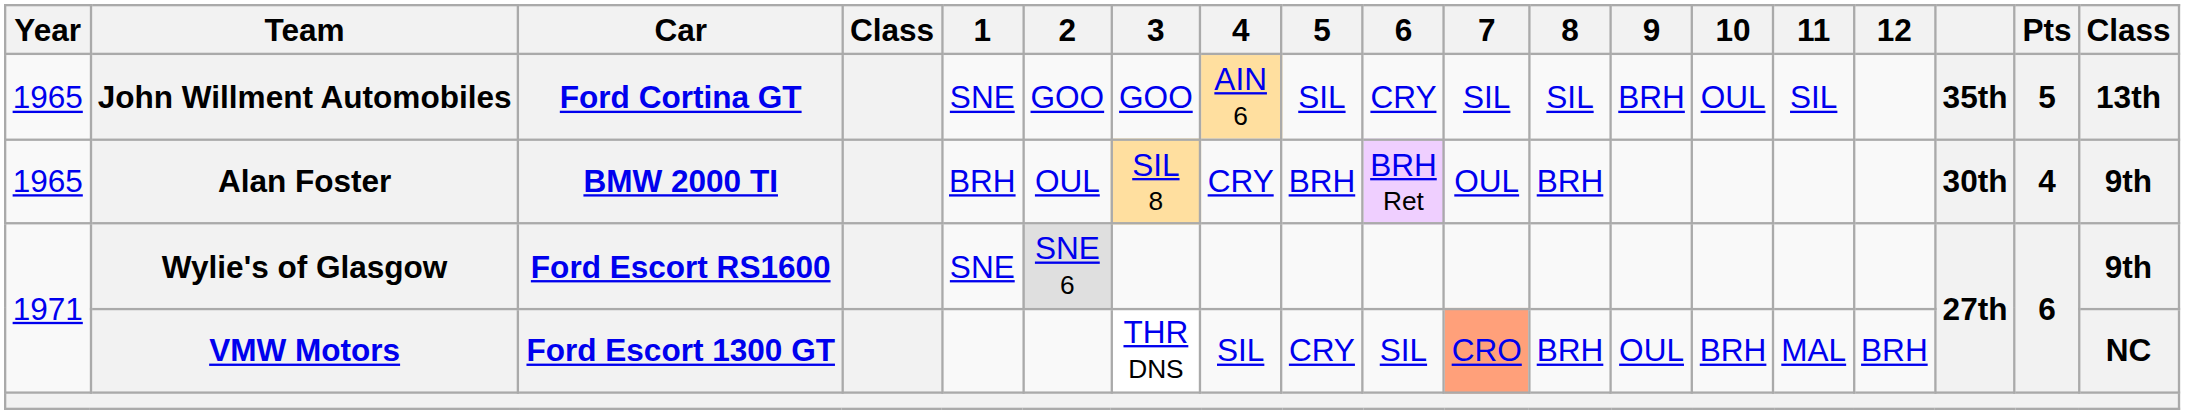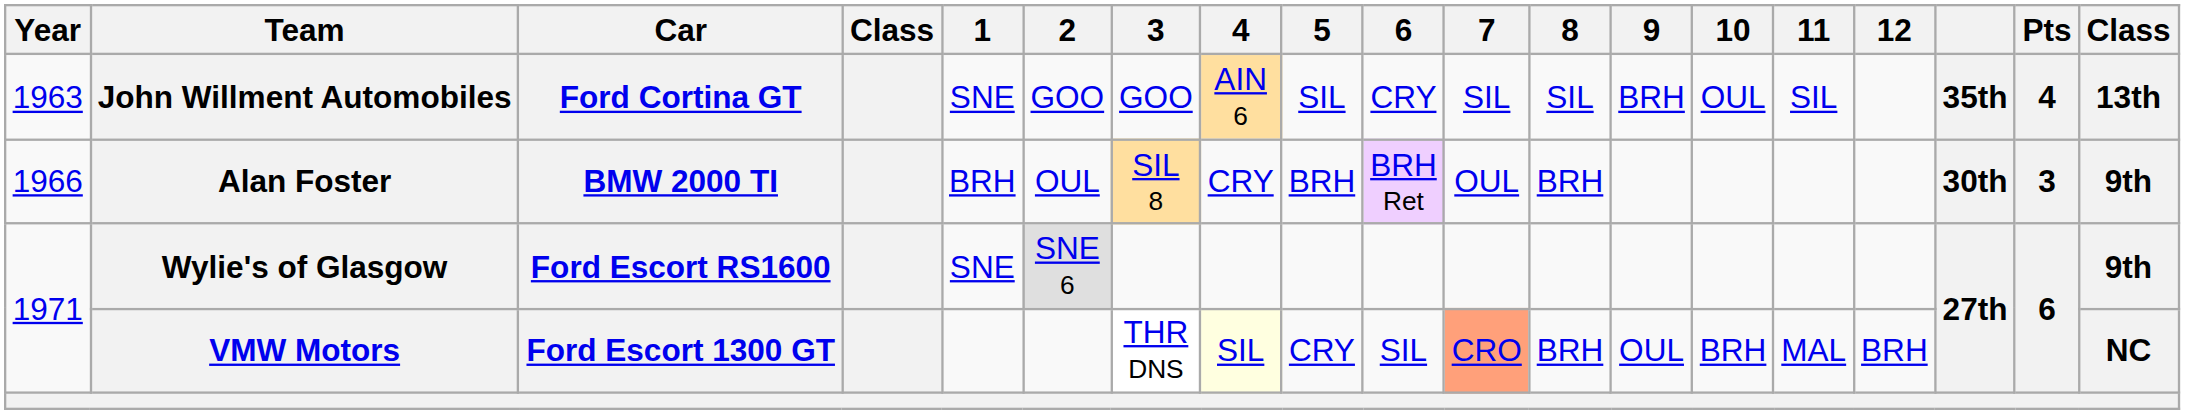(48, 97) 1965 -> (48, 97) 1963
(2047, 97) 5 -> (2047, 97) 4
(48, 181) 1965 -> (48, 181) 1966
(2047, 181) 4 -> (2047, 181) 3
(1241, 350) no background -> (1241, 350) lightyellow background
